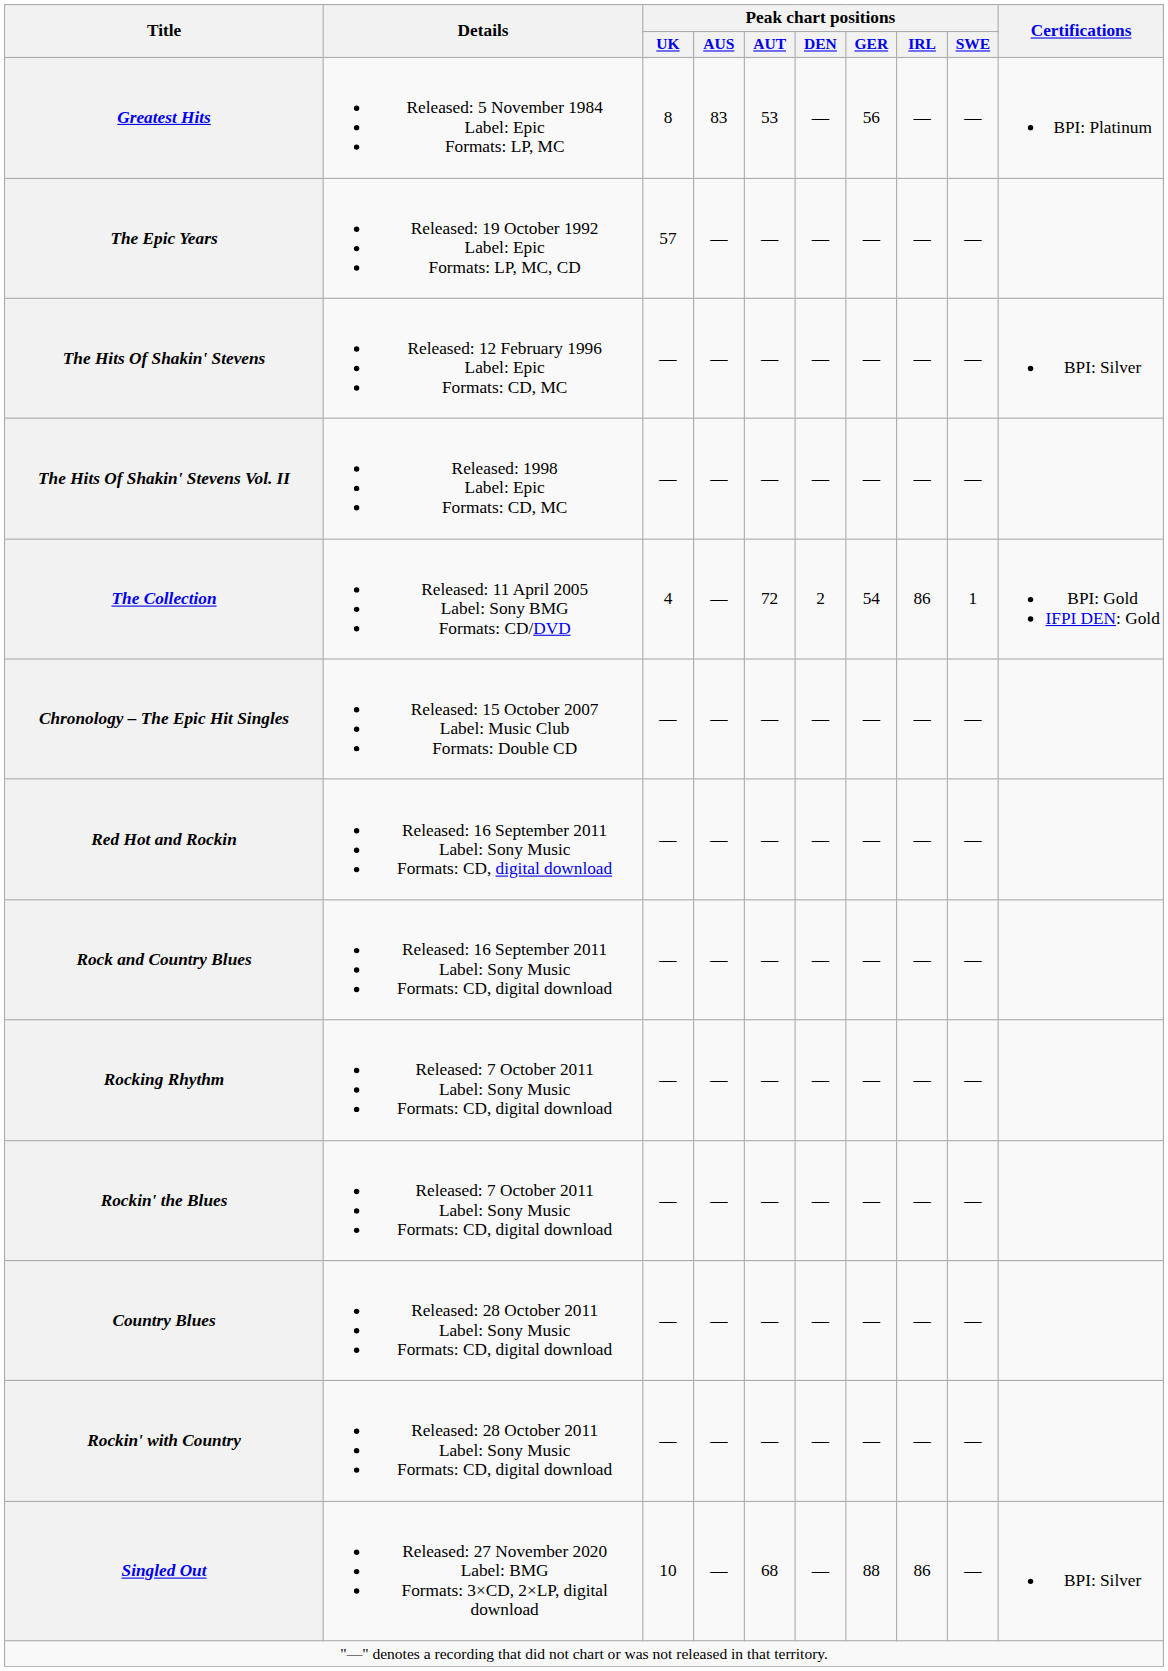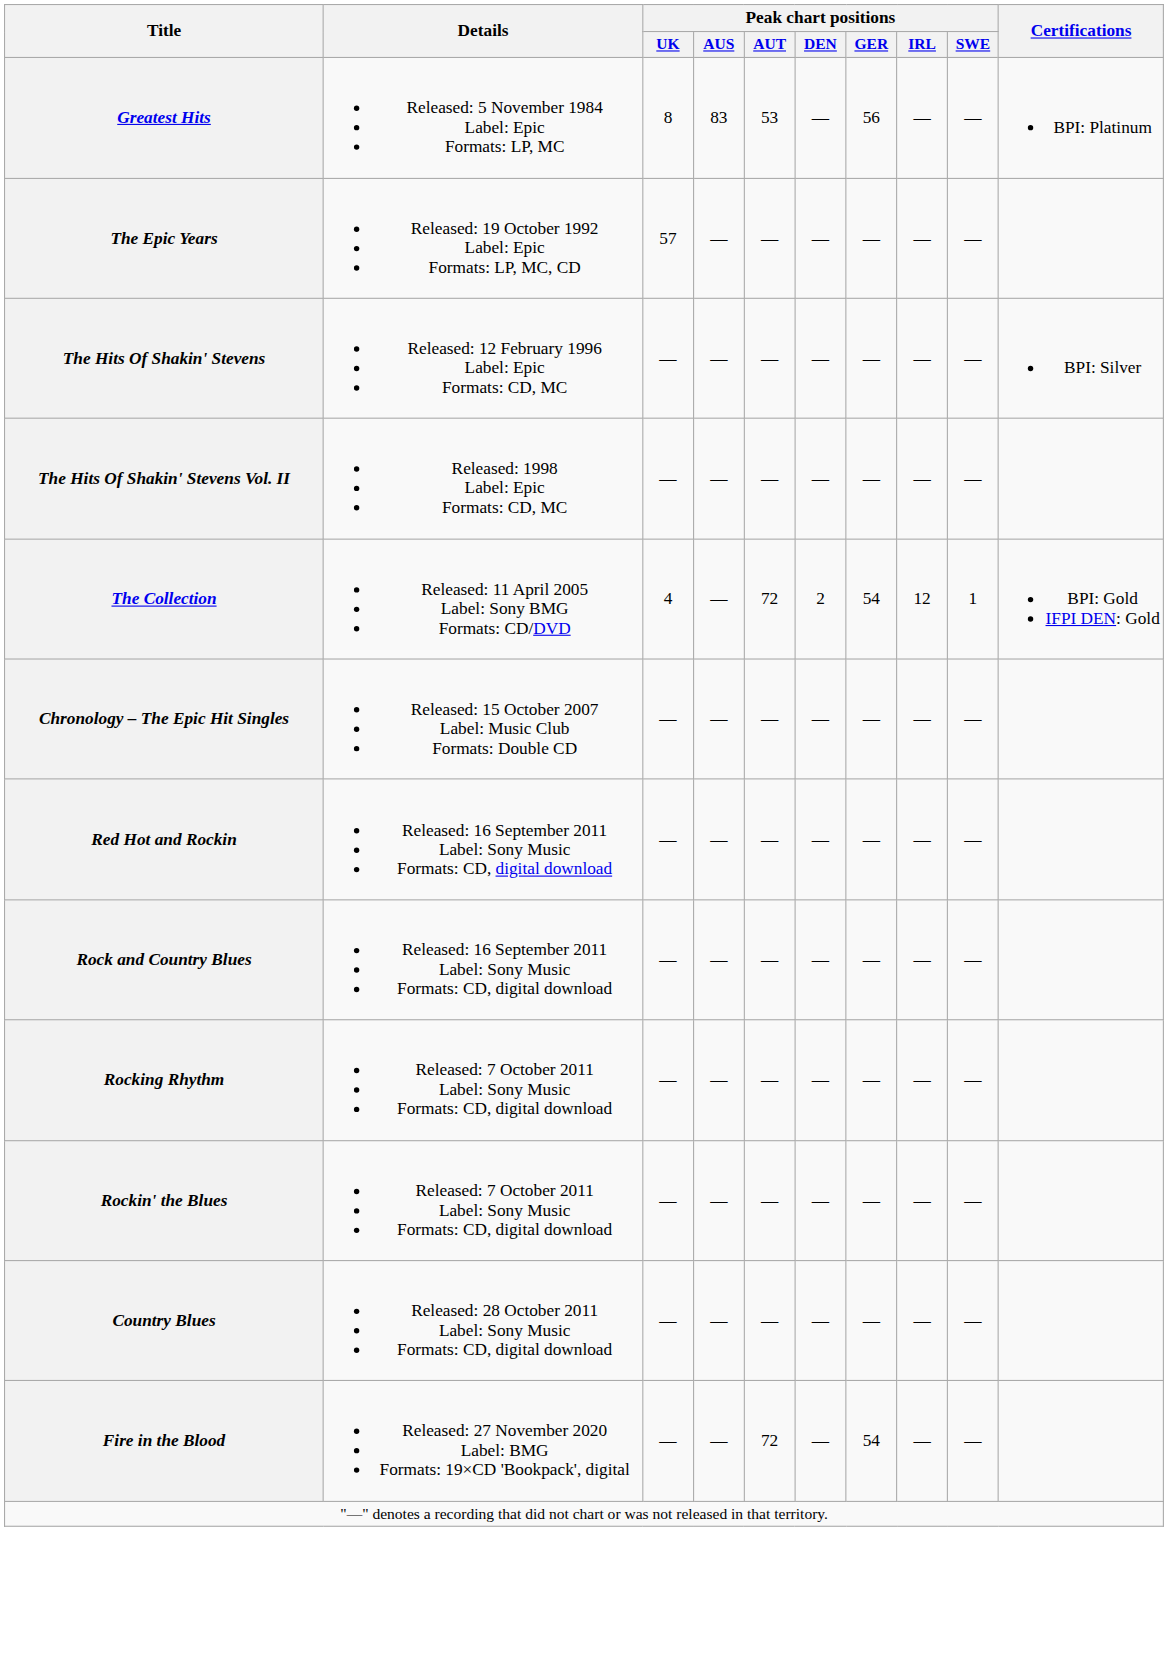(922, 598) 86 -> (922, 598) 12
- row: (164, 1440)
- row: (164, 1570)
+ row: (164, 1440)
